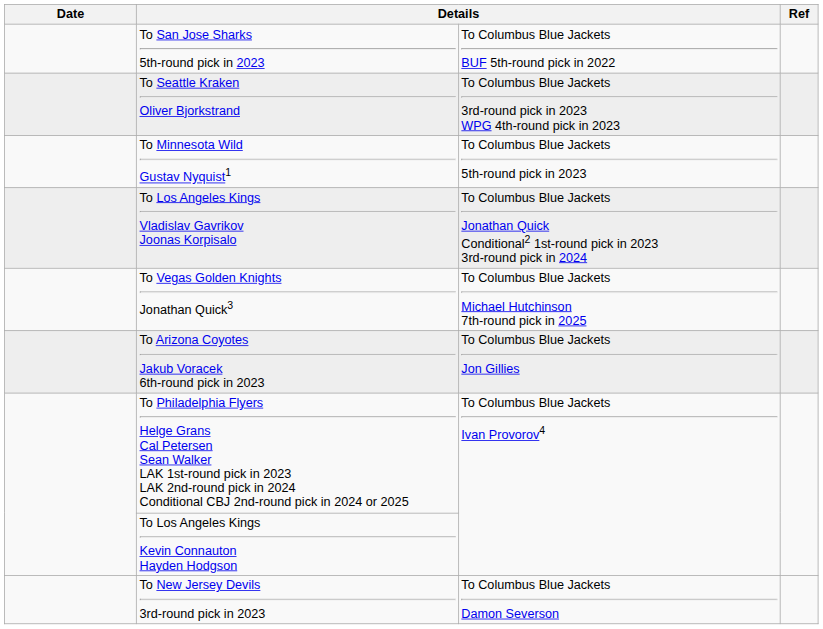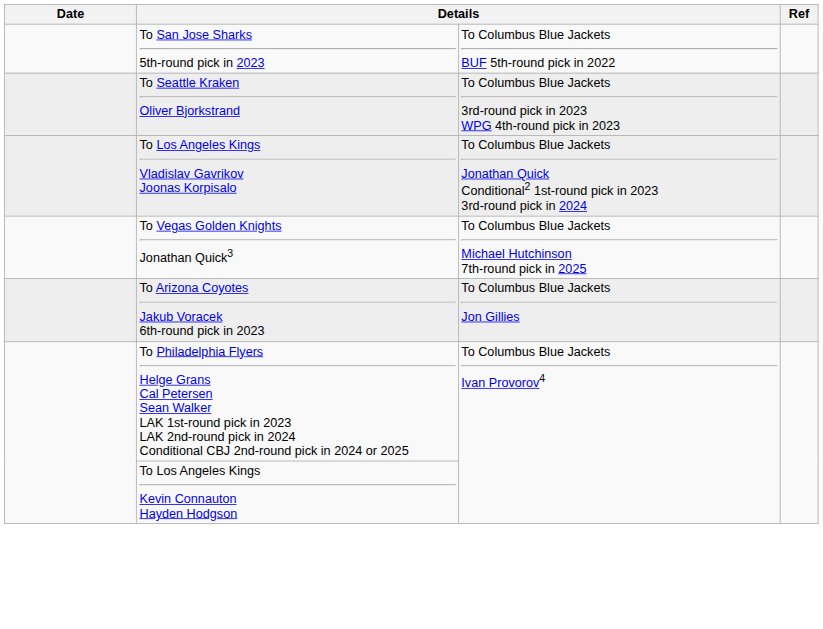- row: (298, 161)
- row: (298, 599)
